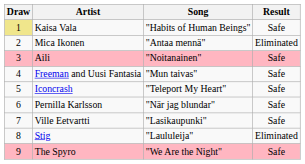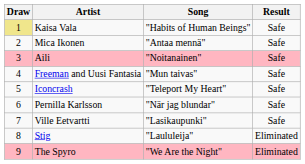(276, 43) Eliminated -> (276, 43) Safe
(276, 151) Safe -> (276, 151) Eliminated
